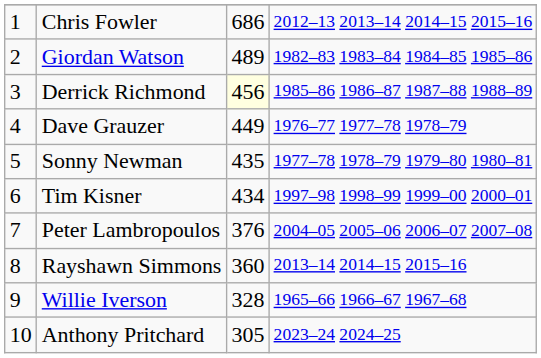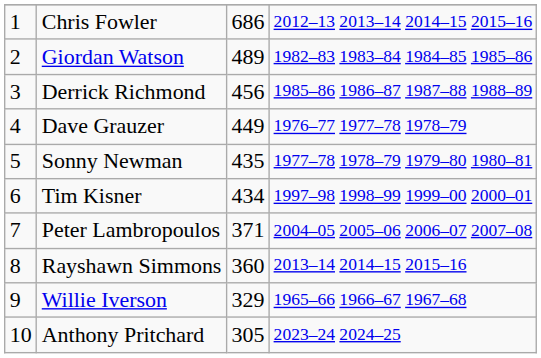(248, 91) lightyellow background -> (248, 91) no background
(248, 230) 376 -> (248, 230) 371
(248, 299) 328 -> (248, 299) 329
